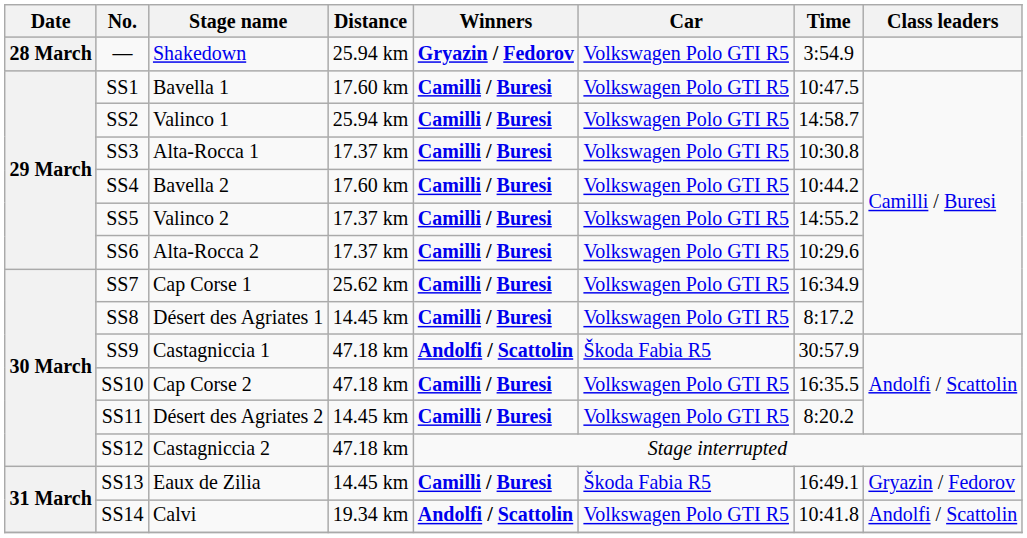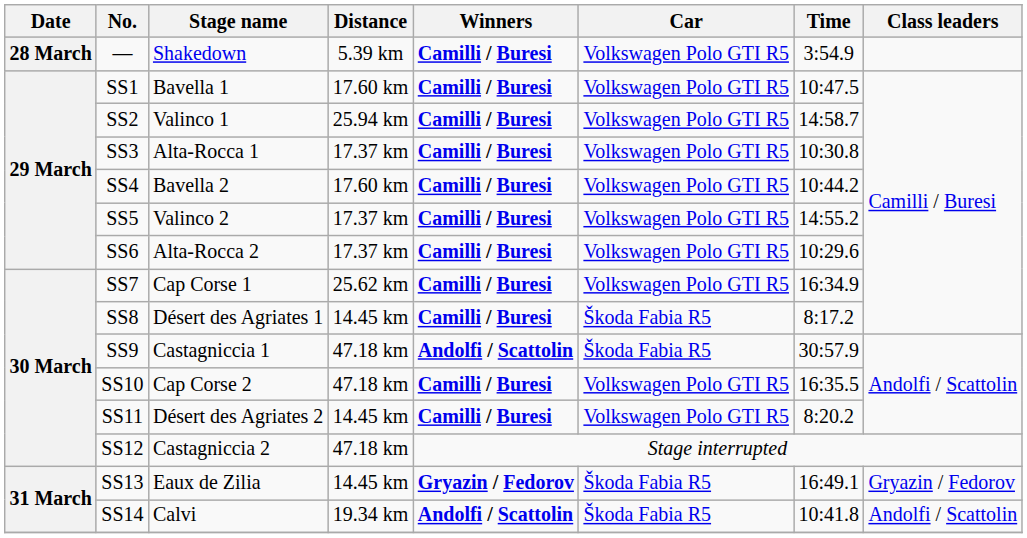(371, 53) 25.94 km -> (371, 53) 5.39 km
(496, 53) Gryazin / Fedorov -> (485, 53) Camilli / Buresi
(686, 317) Volkswagen Polo GTI R5 -> (647, 317) Škoda Fabia R5
(485, 482) Camilli / Buresi -> (496, 482) Gryazin / Fedorov
(686, 515) Volkswagen Polo GTI R5 -> (647, 515) Škoda Fabia R5
